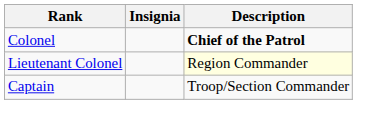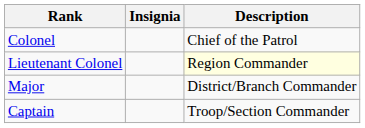(246, 39) bold -> (243, 39) normal
+ row: (26, 87)
